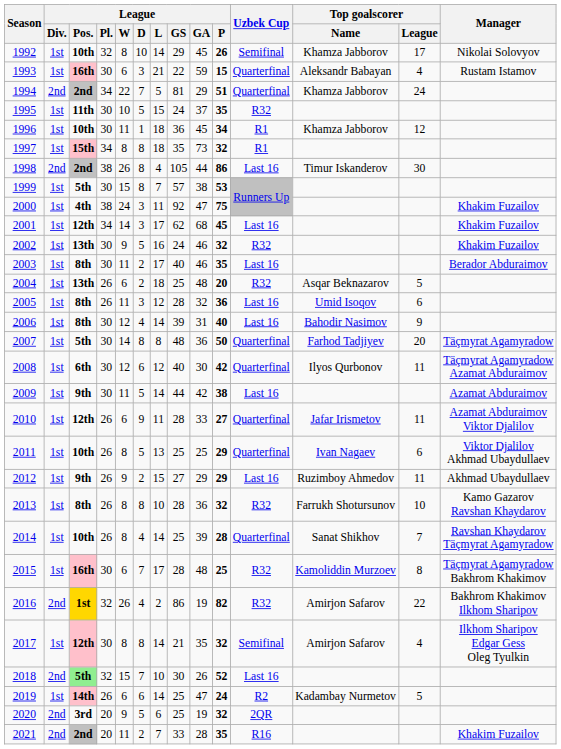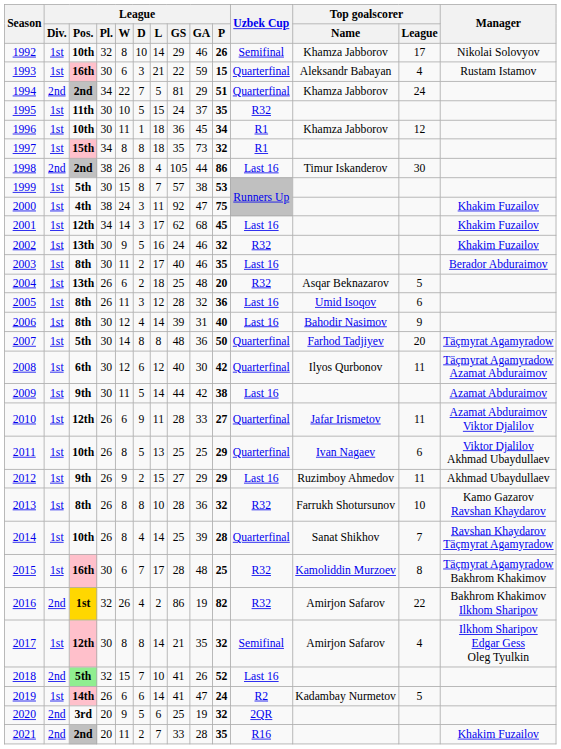(201, 52) 45 -> (201, 52) 46
(179, 677) 30 -> (179, 677) 41
(179, 696) 25 -> (179, 696) 41
